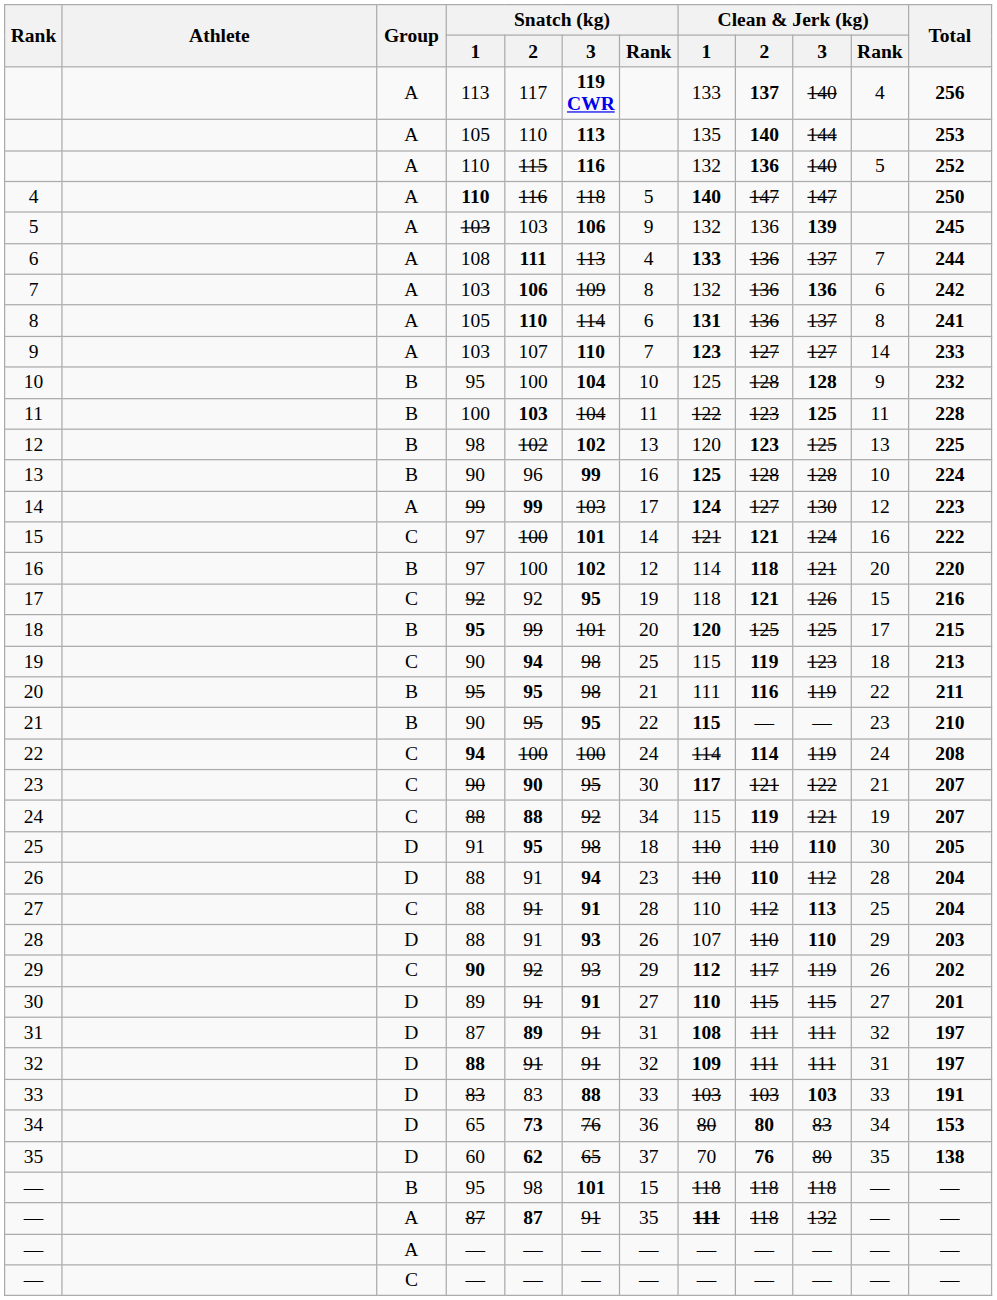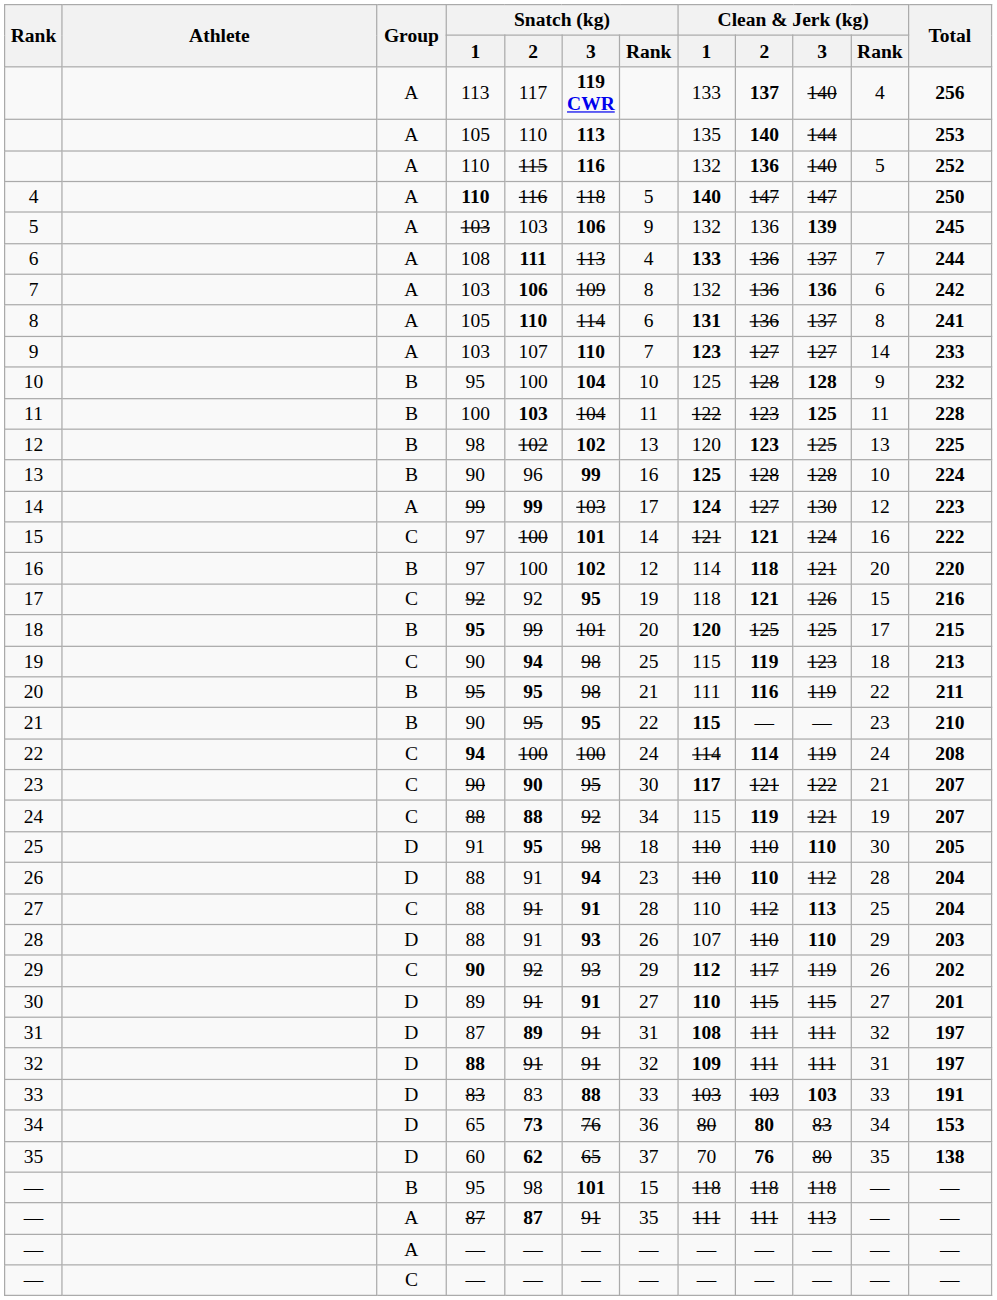(706, 1218) bold -> (706, 1218) normal
(764, 1218) 118 -> (764, 1218) 111
(822, 1218) 132 -> (822, 1218) 113
